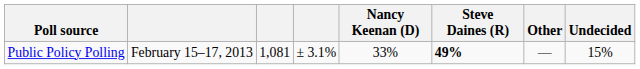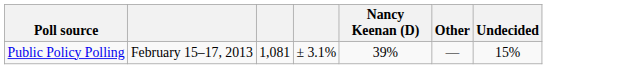- column: (478, 23)
(385, 52) 33% -> (385, 52) 39%
